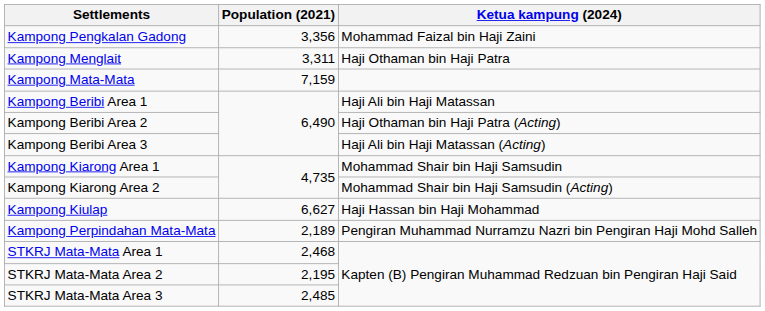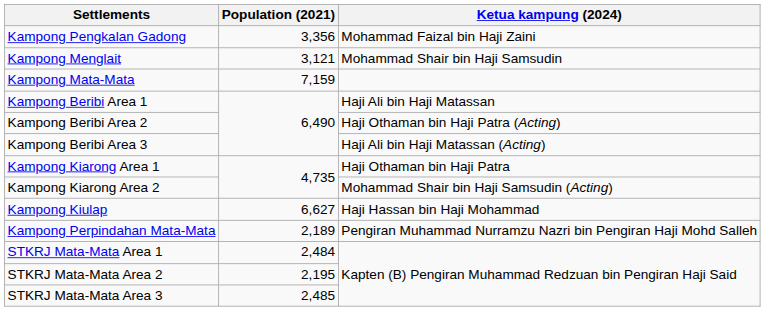(319, 58) 3,311 -> (318, 58) 3,121
(426, 58) Haji Othaman bin Haji Patra -> (452, 58) Mohammad Shair bin Haji Samsudin
(452, 166) Mohammad Shair bin Haji Samsudin -> (426, 166) Haji Othaman bin Haji Patra
(318, 252) 2,468 -> (318, 252) 2,484
